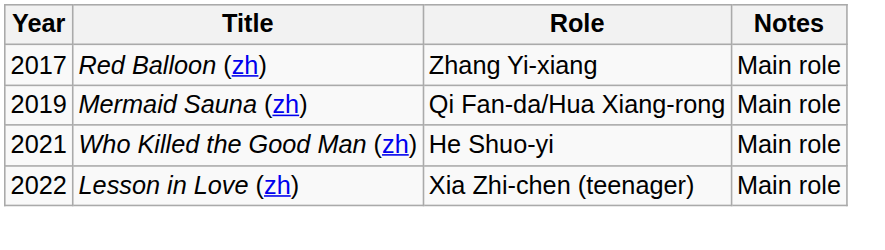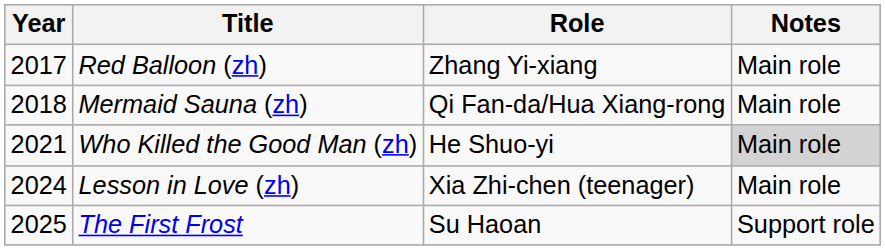(39, 104) 2019 -> (39, 104) 2018
(789, 144) no background -> (789, 144) lightgrey background
(39, 184) 2022 -> (39, 184) 2024
+ row: (161, 225)
